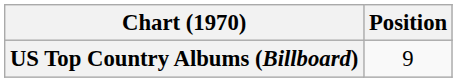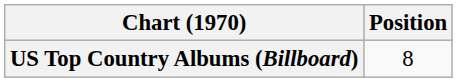(408, 58) 9 -> (408, 58) 8
